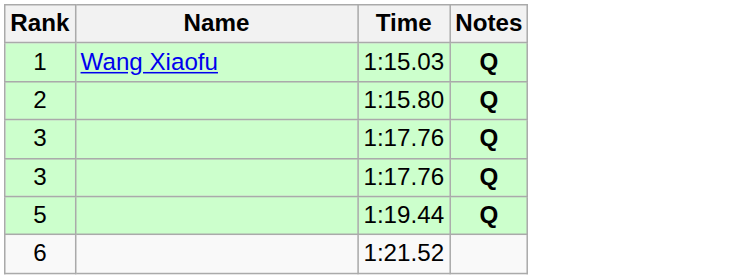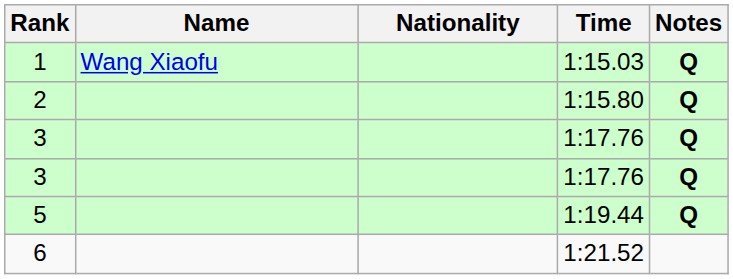+ column: (458, 23)
